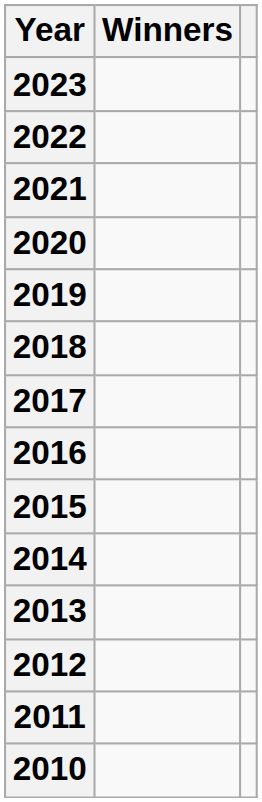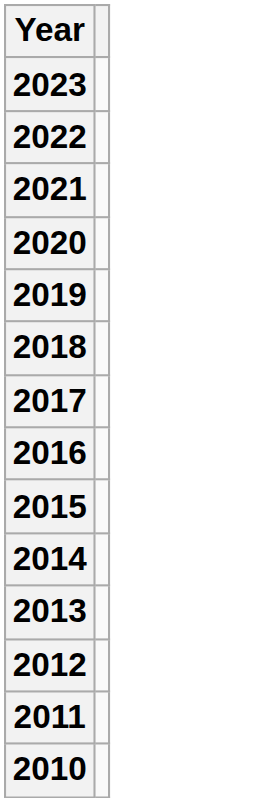- column: (168, 30)
